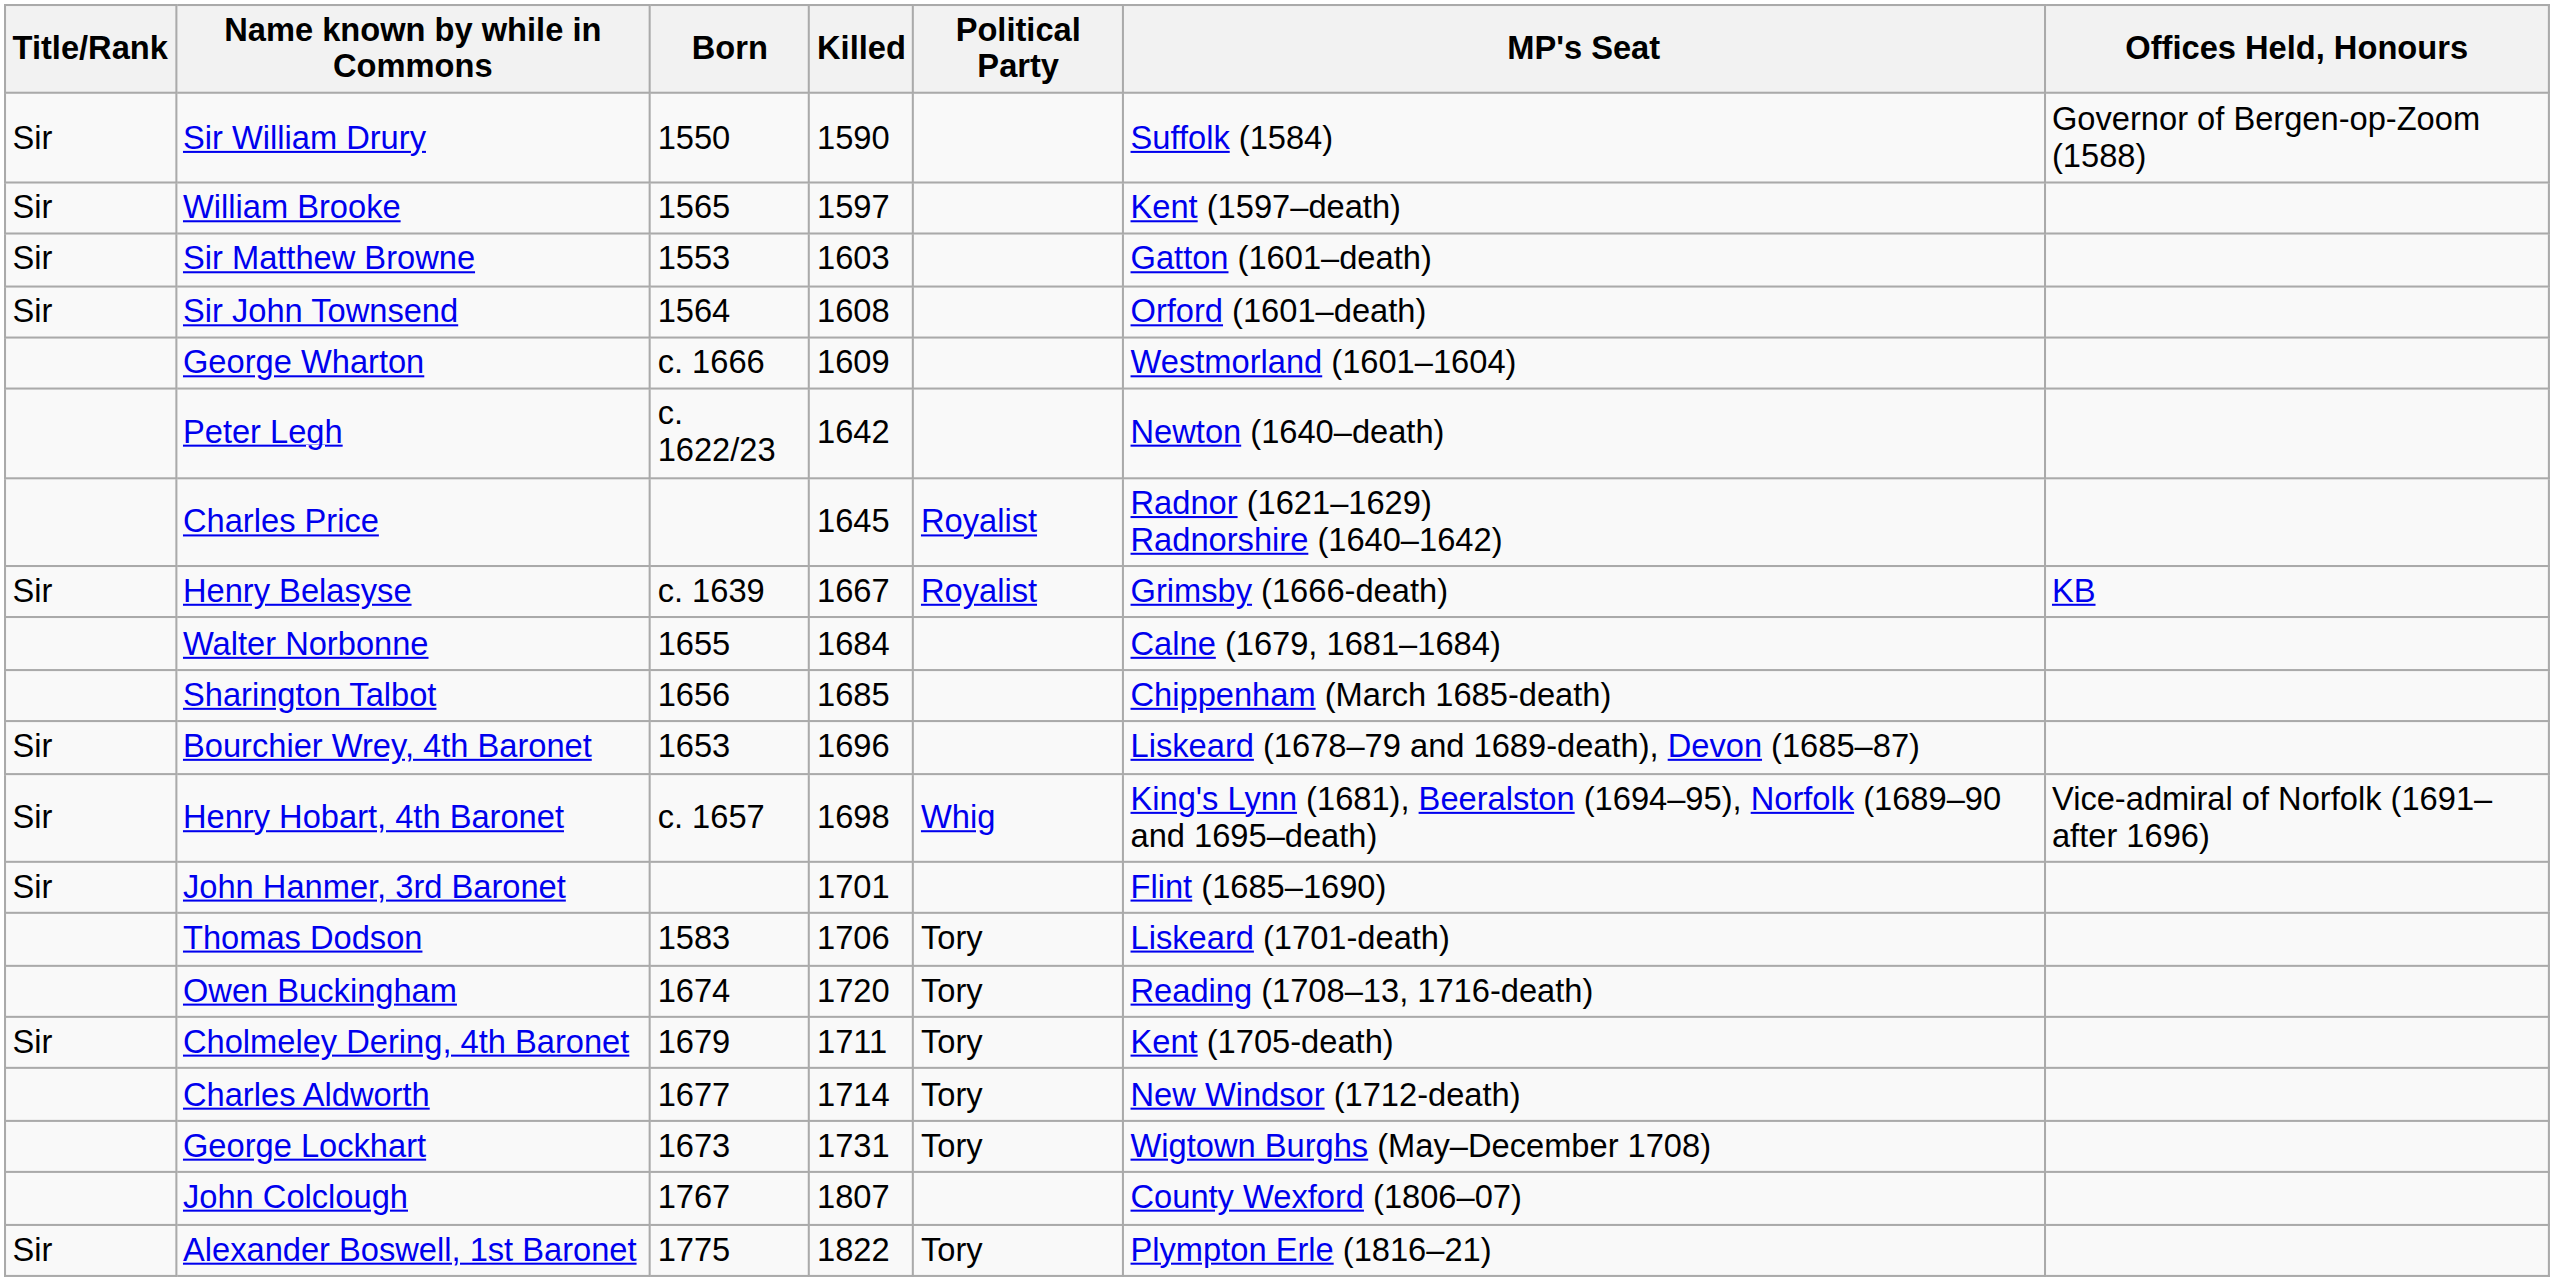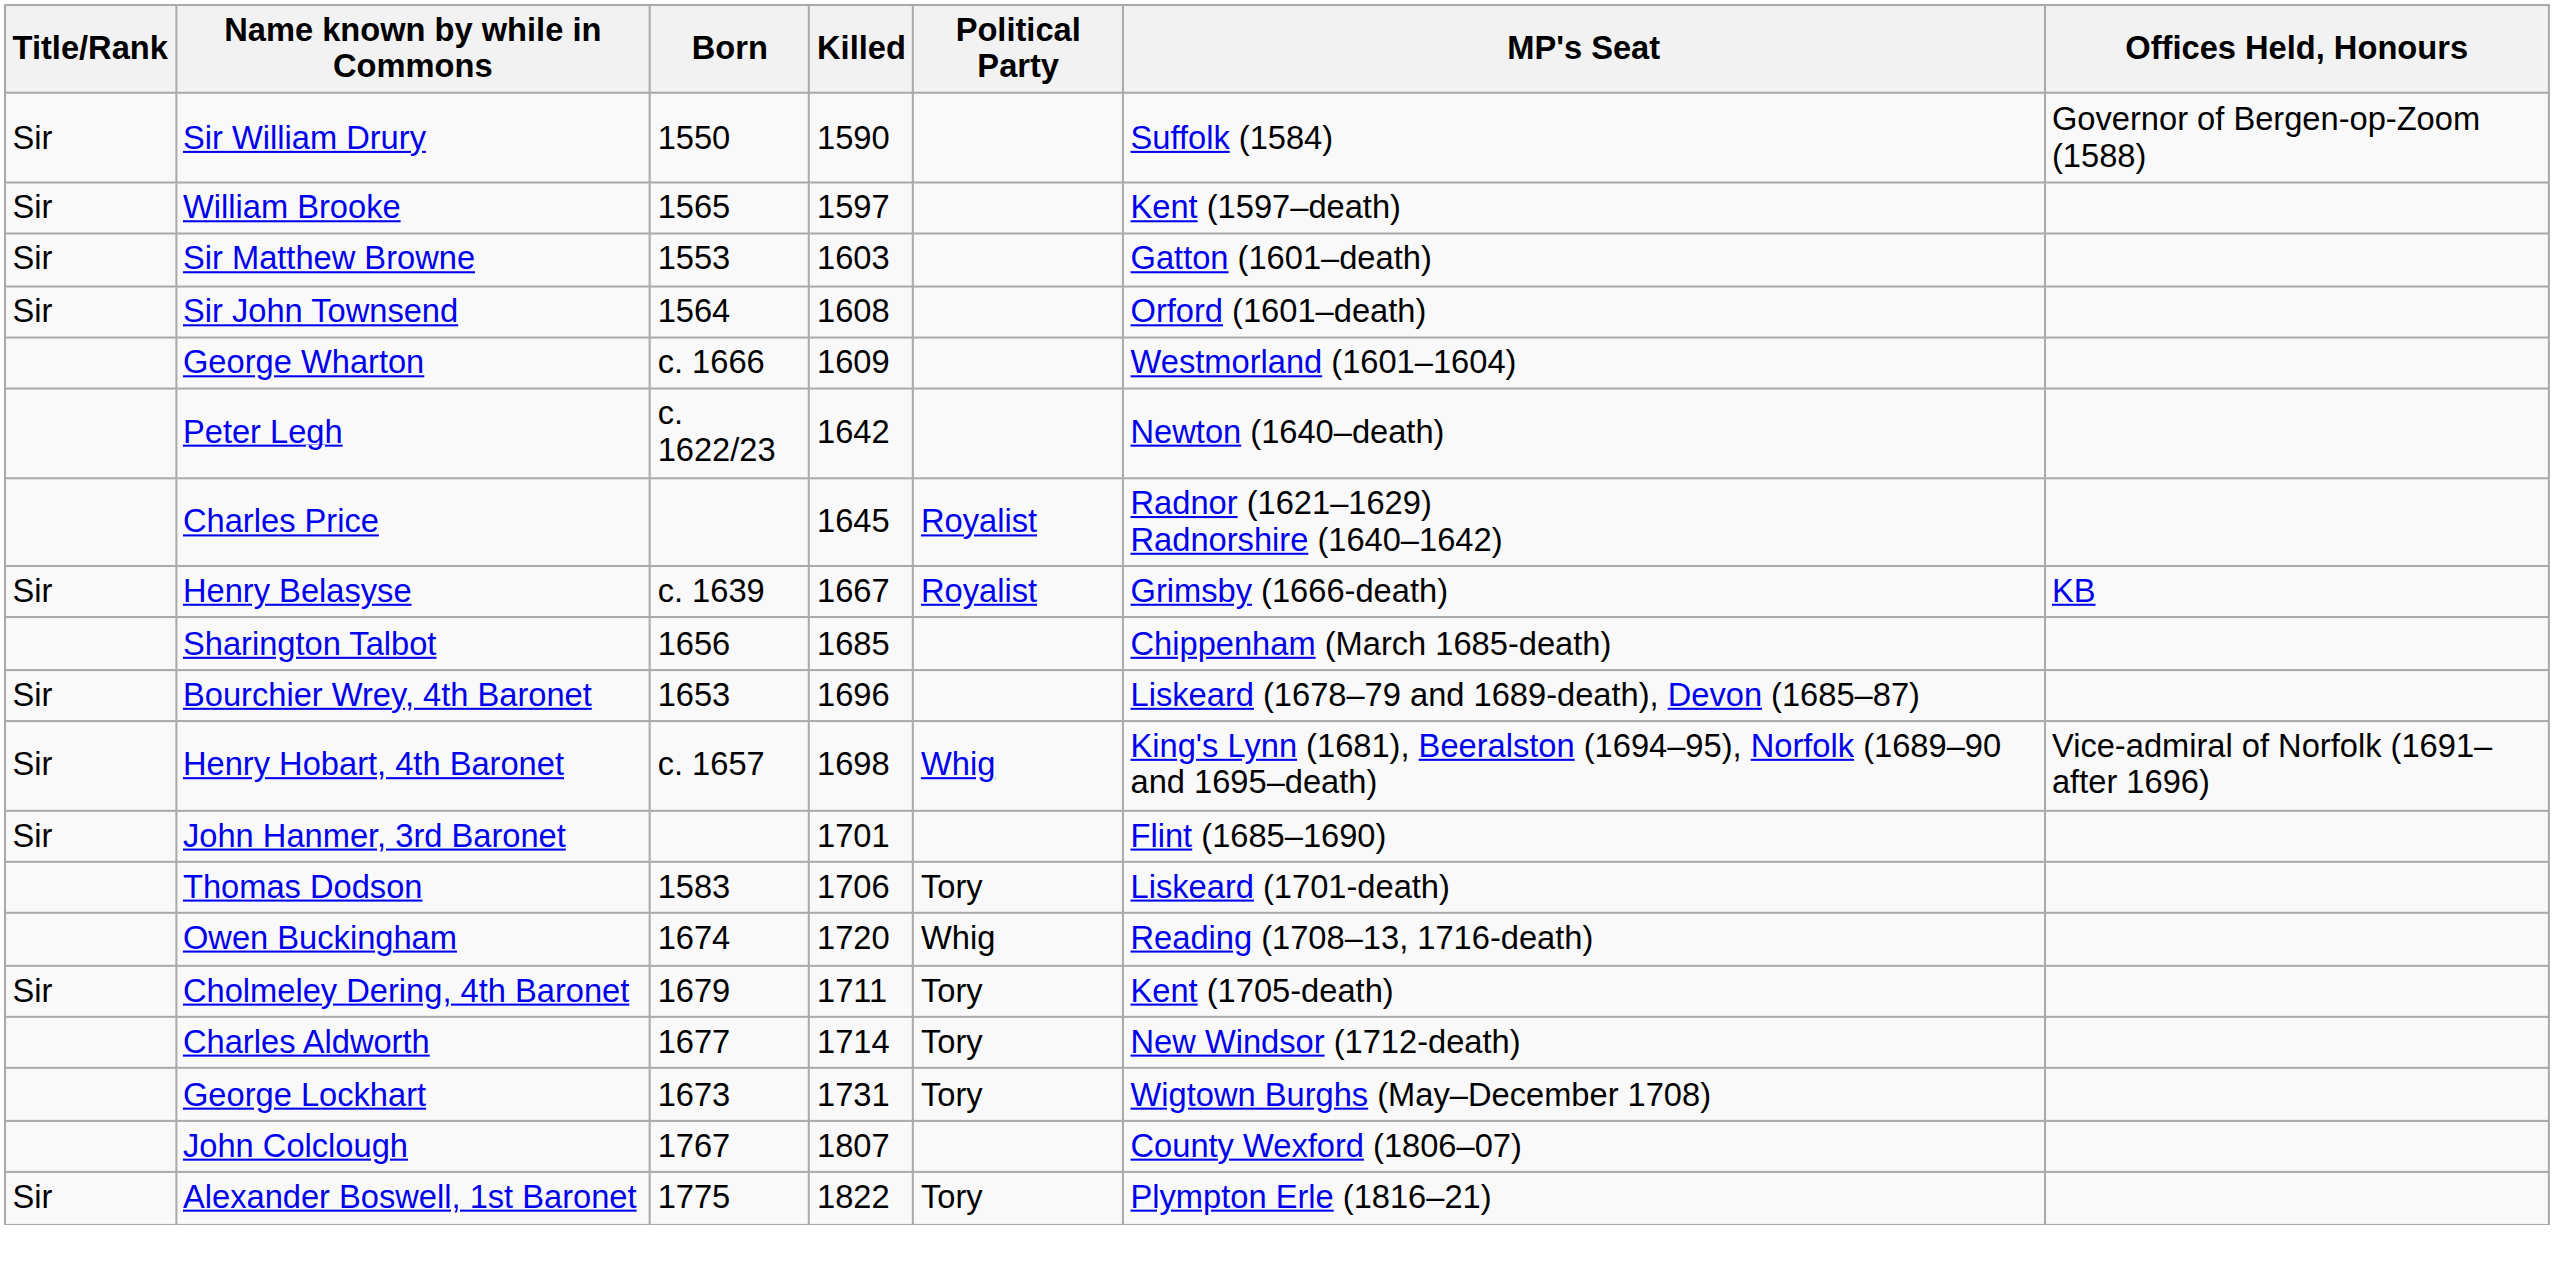- row: (306, 643)
(952, 990) Tory -> (958, 938) Whig
